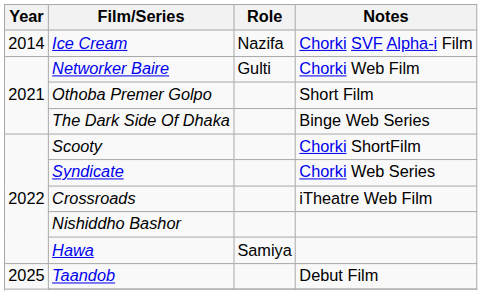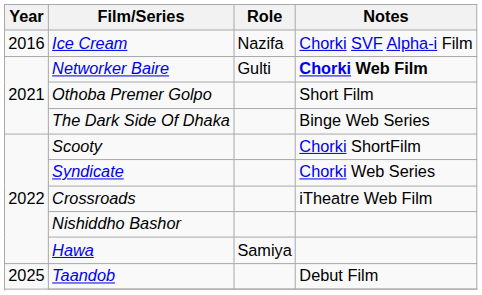(26, 43) 2014 -> (26, 43) 2016
(360, 69) normal -> (364, 69) bold
